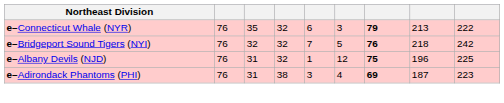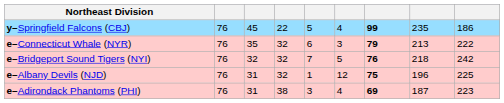+ row: (68, 28)
